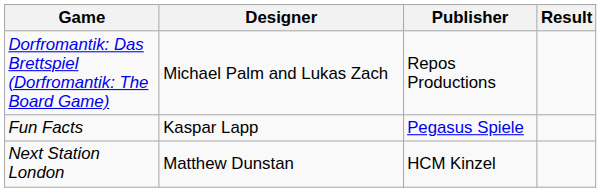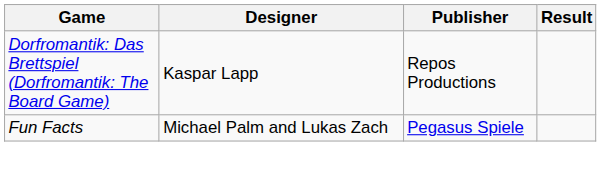(276, 72) Michael Palm and Lukas Zach -> (211, 72) Kaspar Lapp
(211, 127) Kaspar Lapp -> (276, 127) Michael Palm and Lukas Zach
- row: (54, 163)
